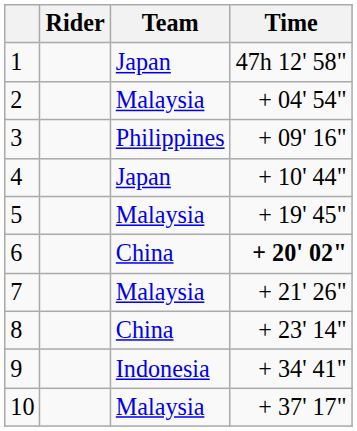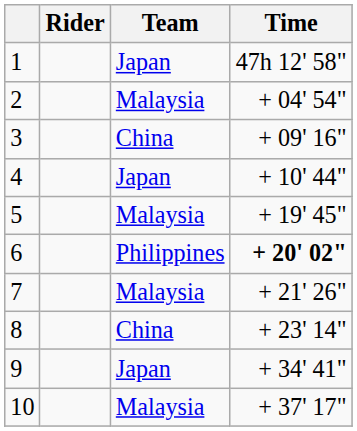(170, 138) Philippines -> (145, 138) China
(145, 253) China -> (170, 253) Philippines
(163, 368) Indonesia -> (143, 368) Japan
